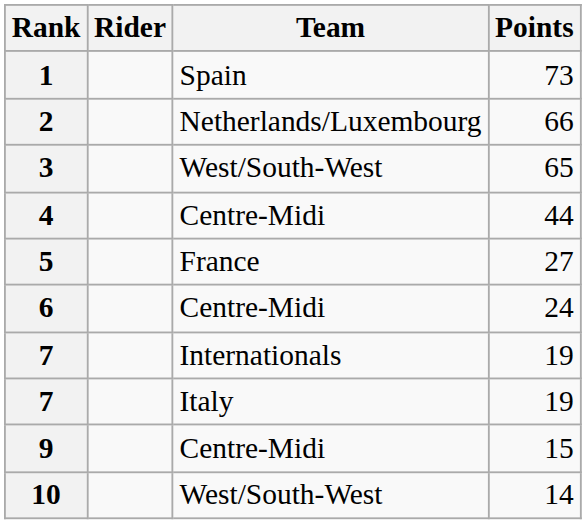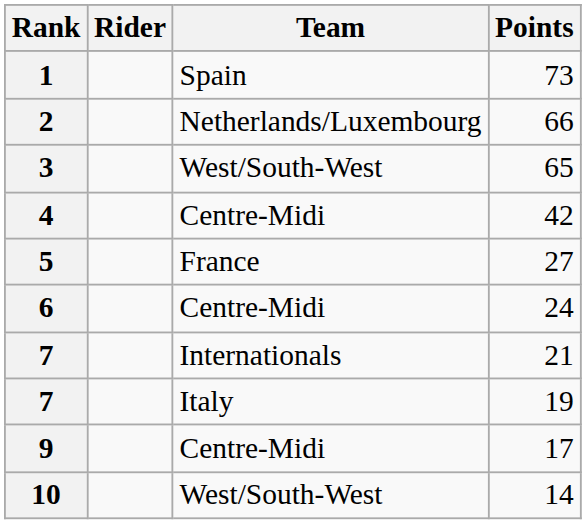(559, 214) 44 -> (559, 214) 42
(559, 354) 19 -> (559, 354) 21
(559, 448) 15 -> (559, 448) 17
